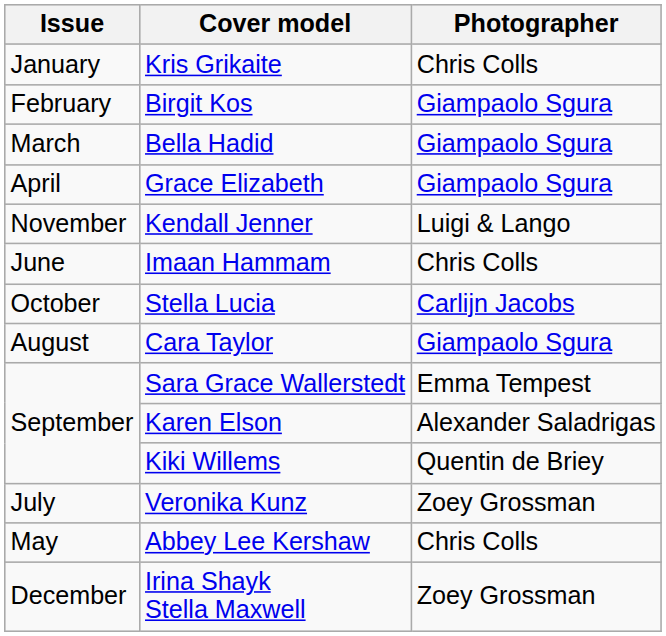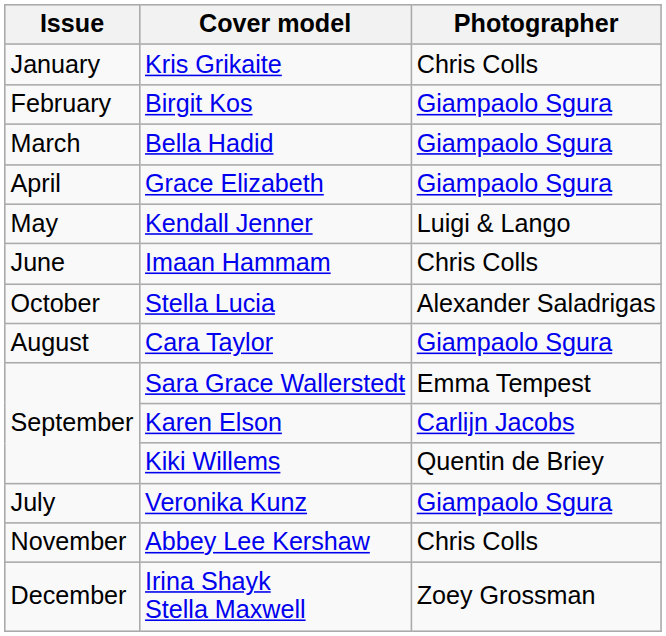(69, 223) November -> (34, 223) May
(496, 303) Carlijn Jacobs -> (536, 303) Alexander Saladrigas
(536, 422) Alexander Saladrigas -> (496, 422) Carlijn Jacobs
(506, 502) Zoey Grossman -> (514, 502) Giampaolo Sgura
(34, 542) May -> (69, 542) November
